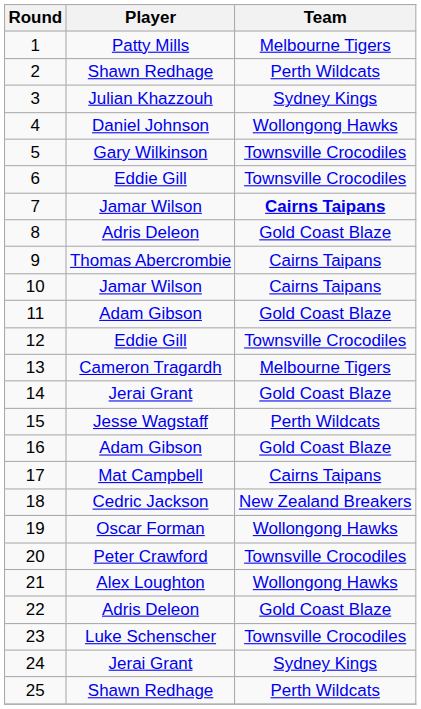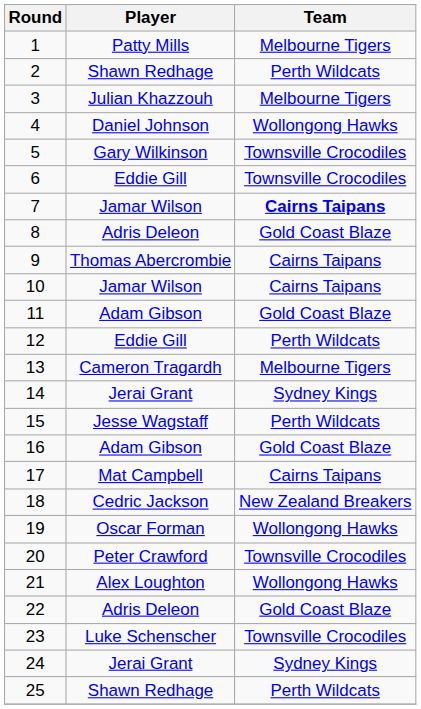(325, 98) Sydney Kings -> (325, 98) Melbourne Tigers
(325, 340) Townsville Crocodiles -> (325, 340) Perth Wildcats
(325, 394) Gold Coast Blaze -> (325, 394) Sydney Kings
